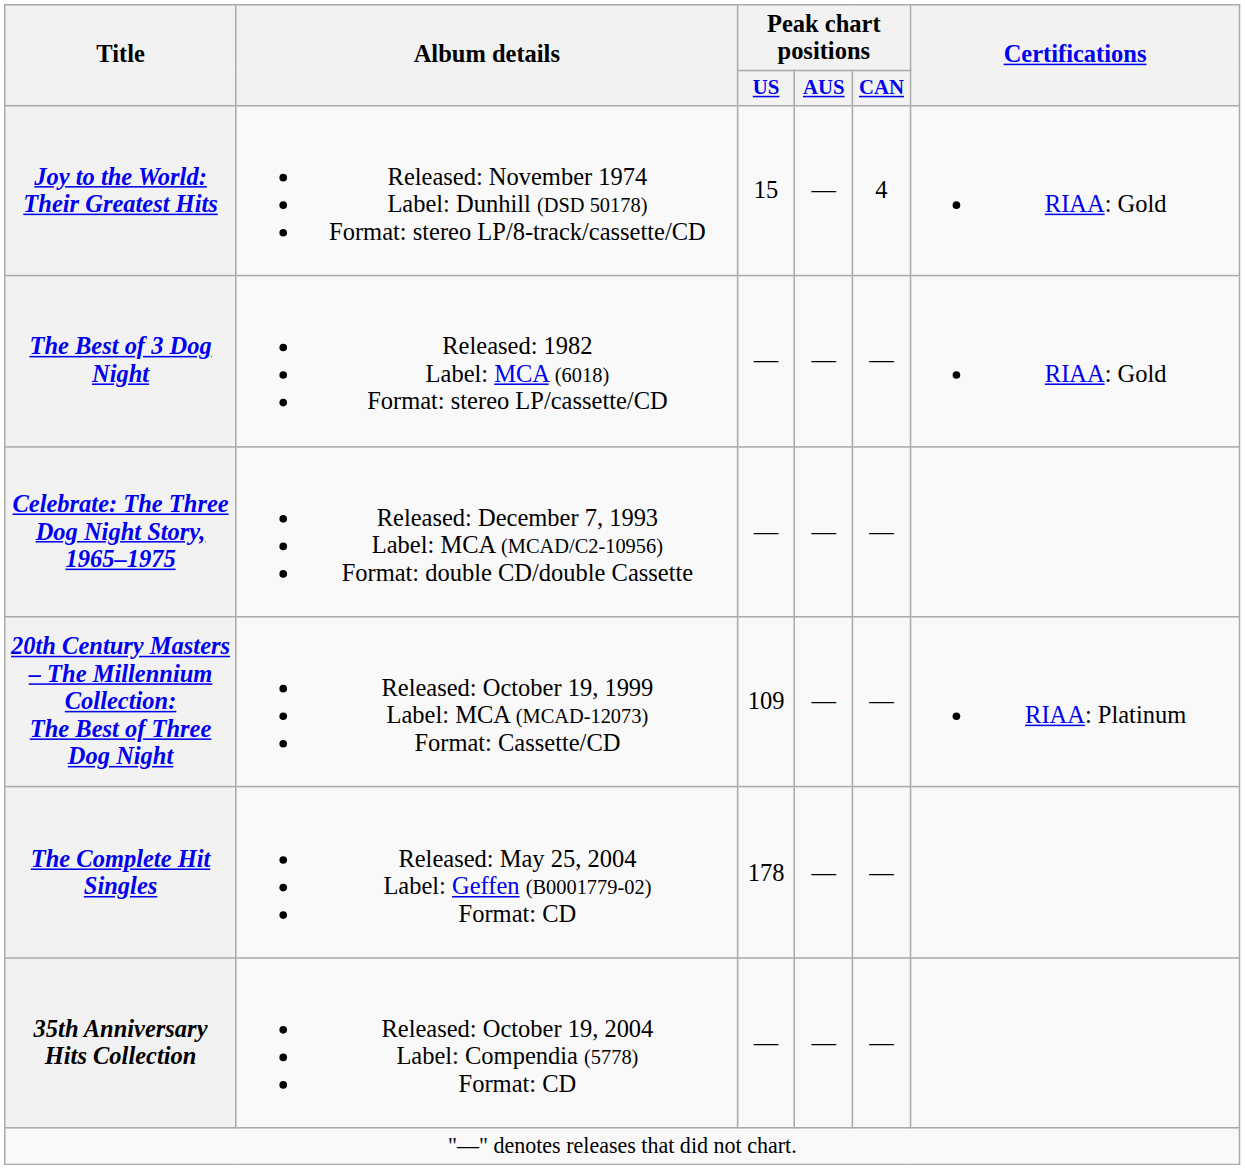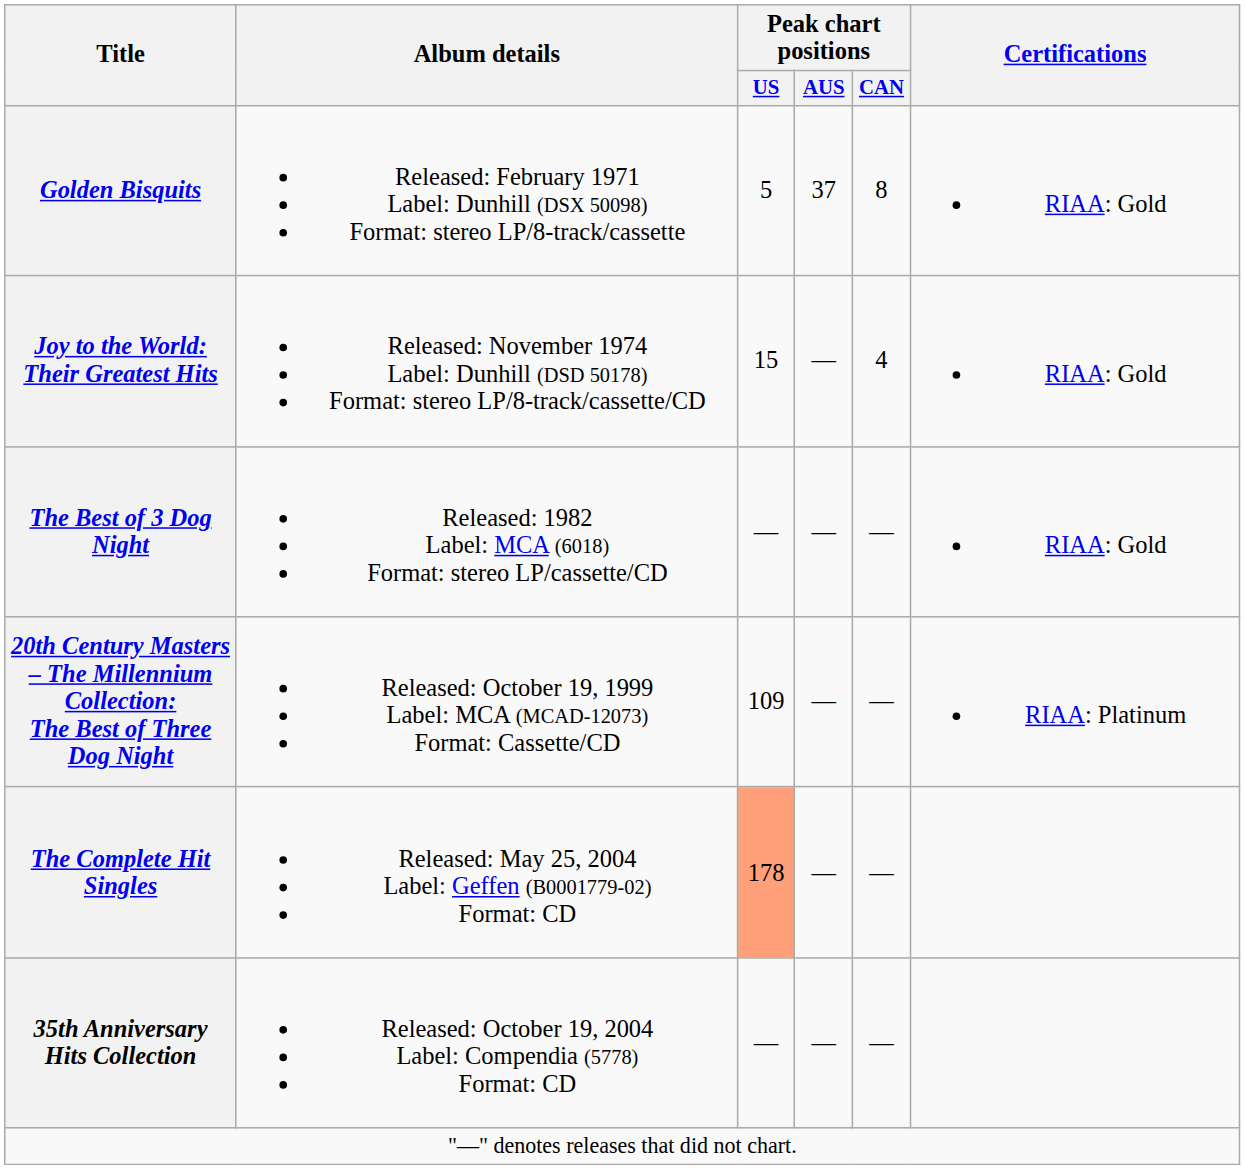+ row: (121, 190)
- row: (121, 531)
(766, 872) no background -> (766, 872) lightsalmon background
